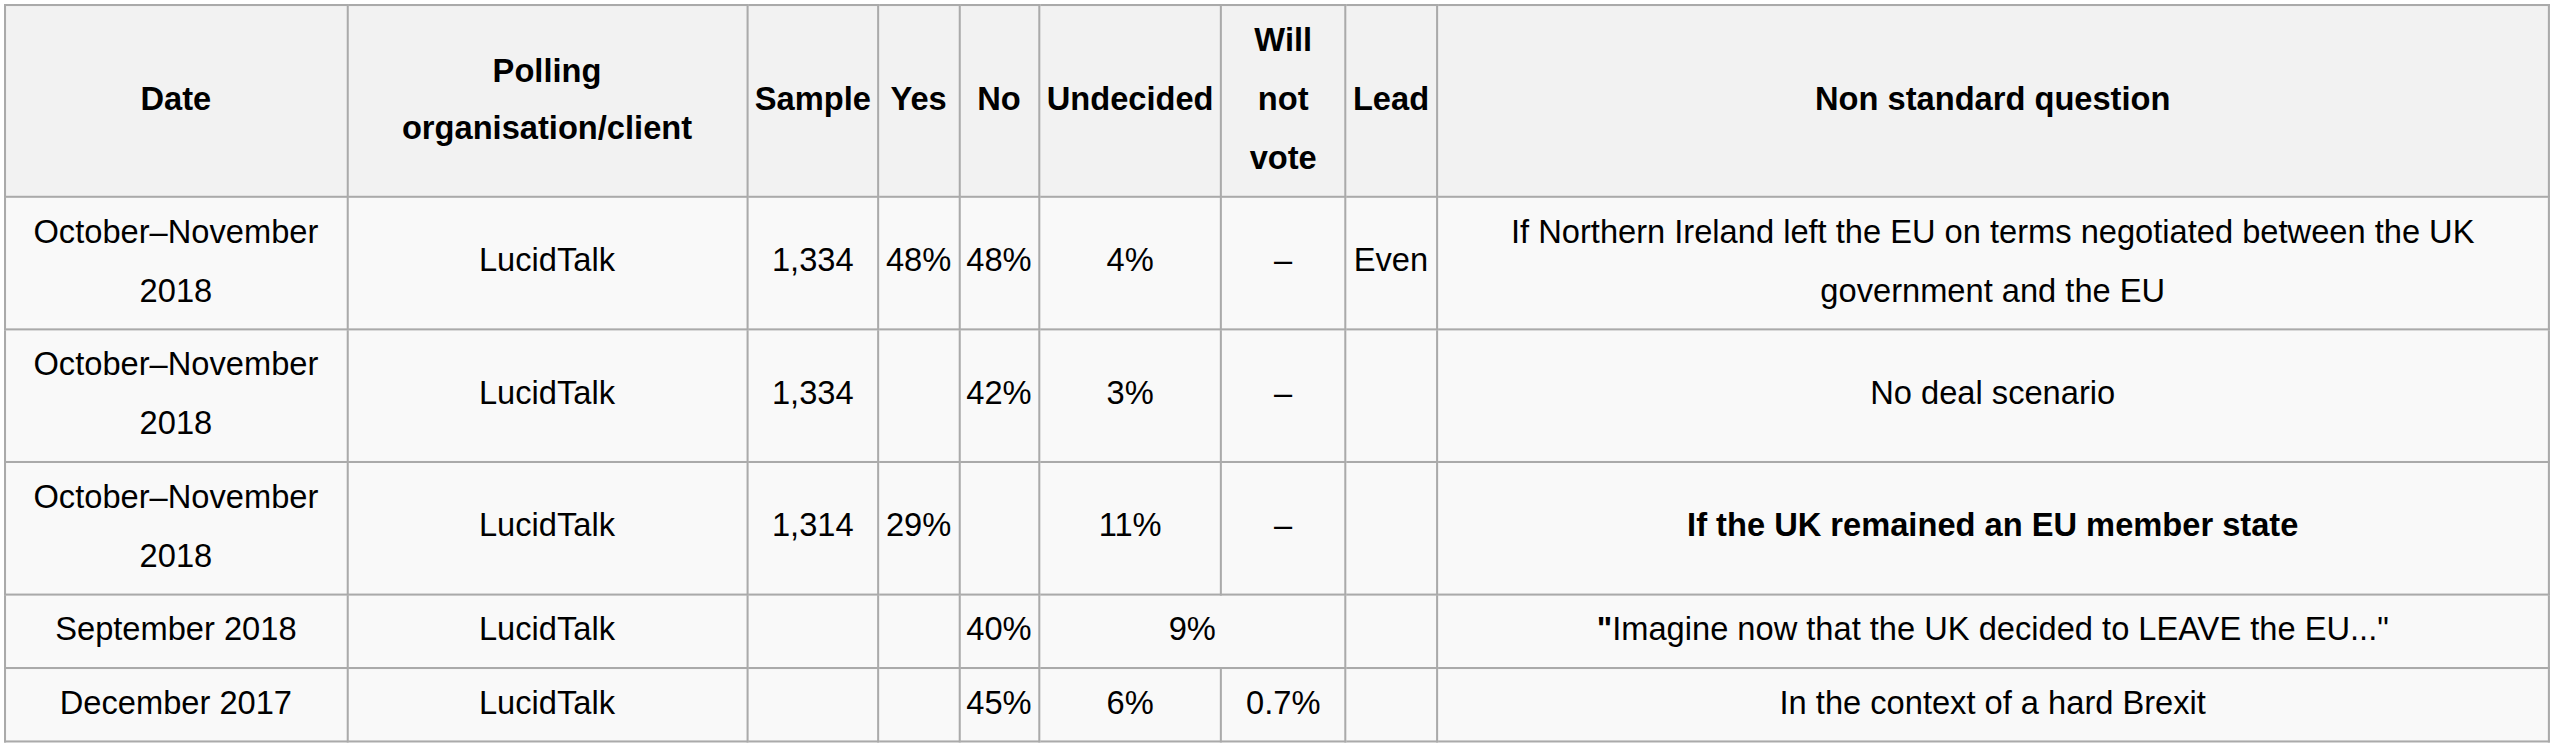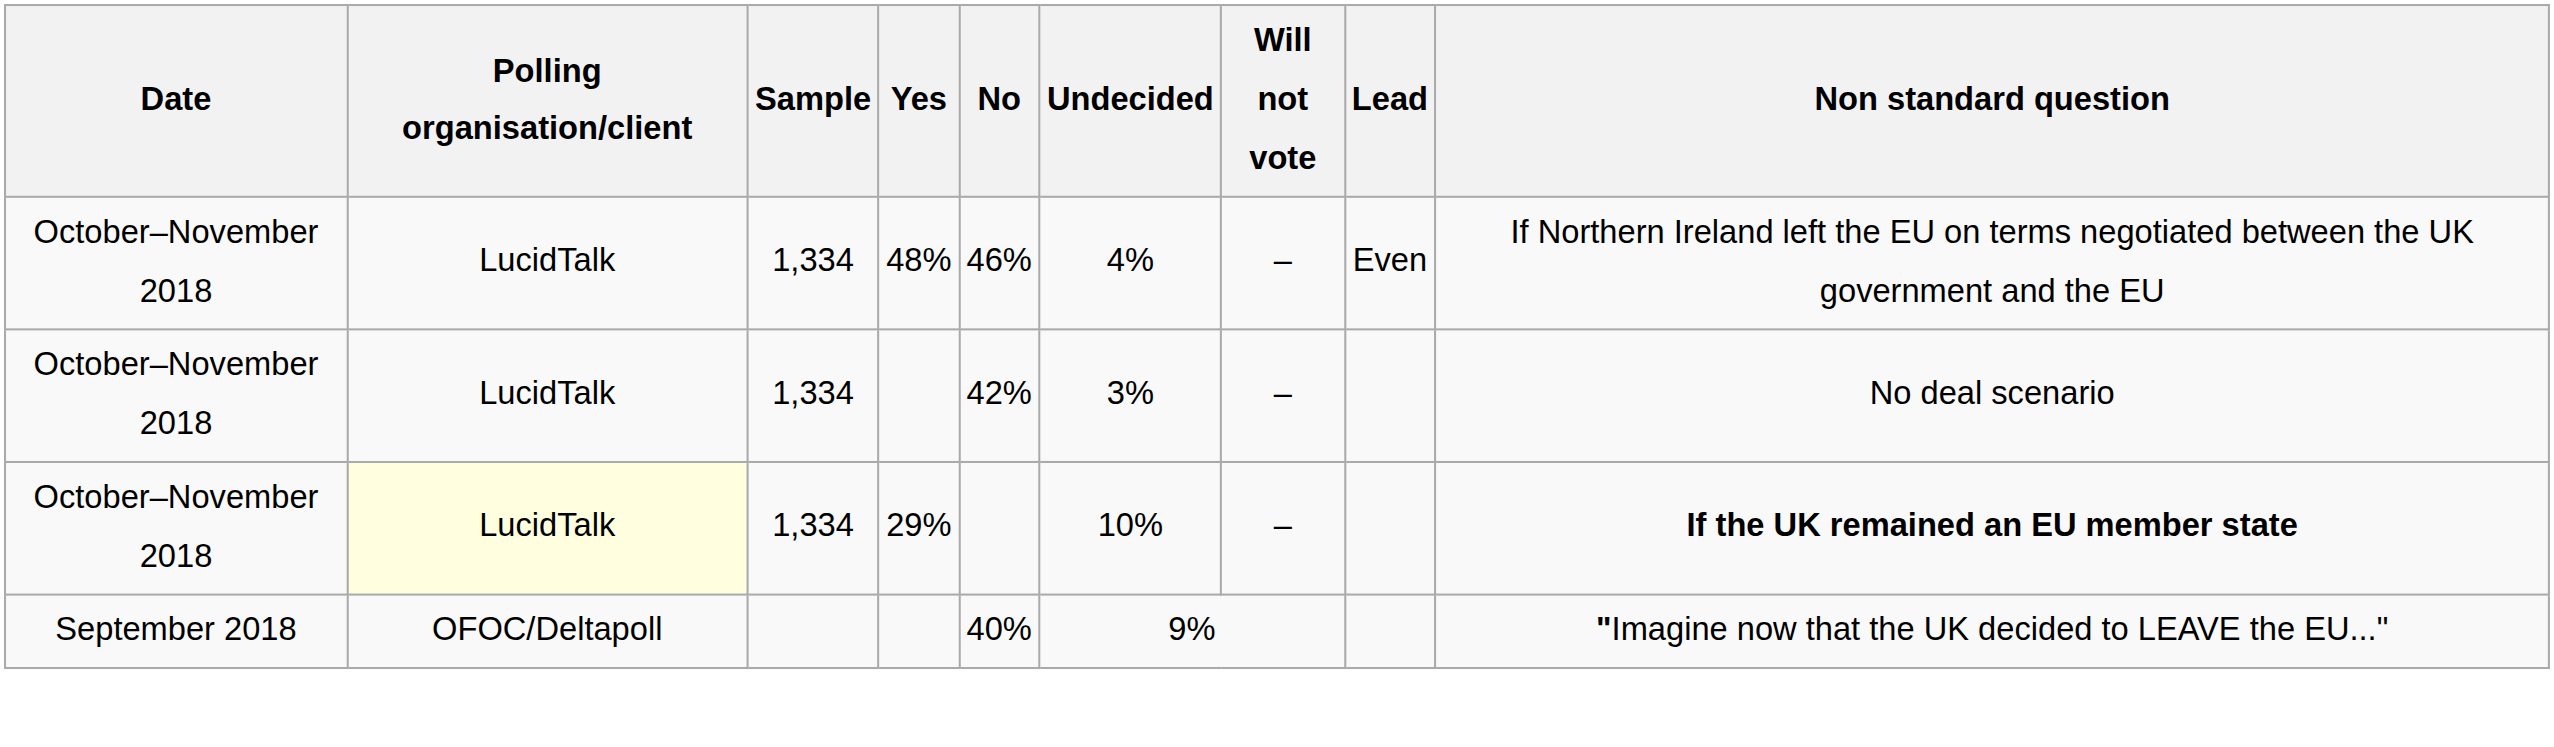(999, 261) 48% -> (999, 261) 46%
(547, 526) no background -> (547, 526) lightyellow background
(813, 526) 1,314 -> (813, 526) 1,334
(1130, 526) 11% -> (1130, 526) 10%
(547, 629) LucidTalk -> (547, 629) OFOC/Deltapoll
- row: (176, 703)
